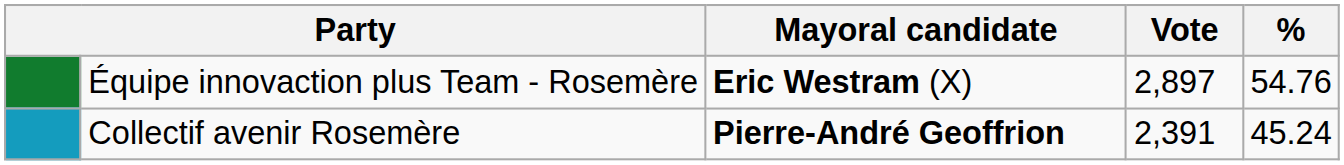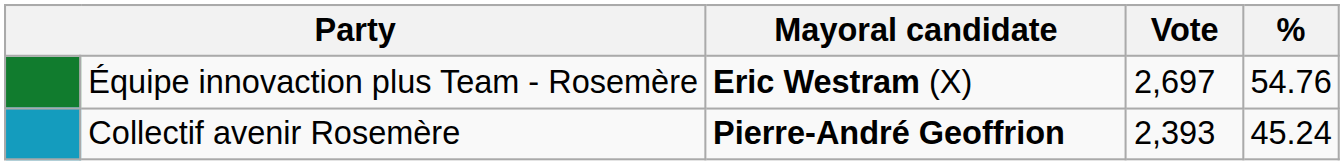(1175, 81) 2,897 -> (1175, 81) 2,697
(1175, 133) 2,391 -> (1175, 133) 2,393
